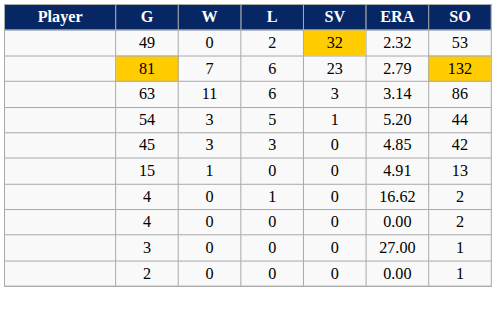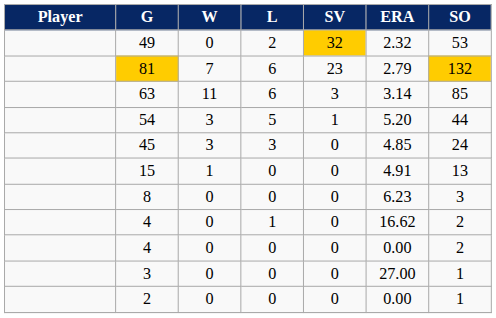(460, 94) 86 -> (460, 94) 85
(460, 145) 42 -> (460, 145) 24
+ row: (147, 196)
